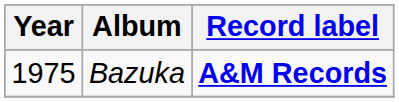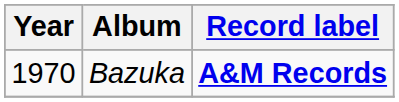(44, 73) 1975 -> (44, 73) 1970
